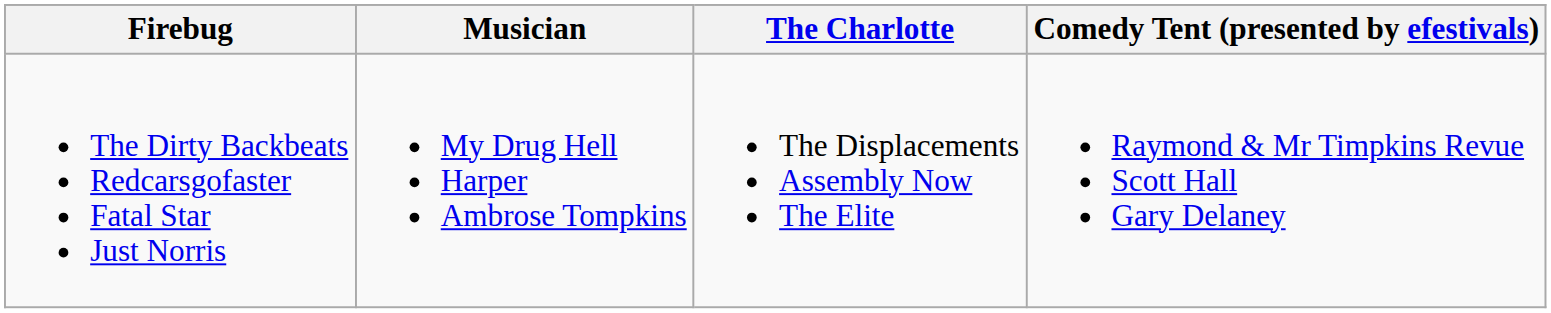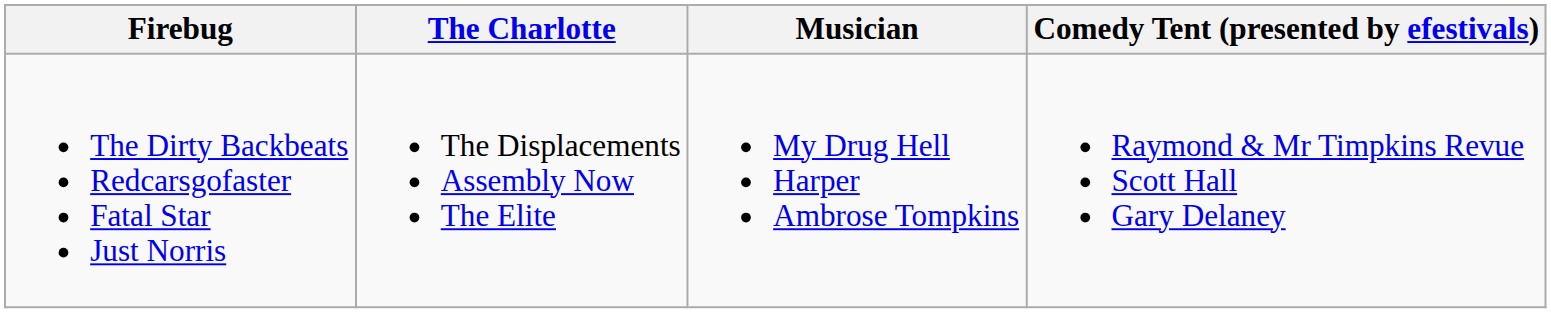columns swapped: (525, 29) <-> (860, 29)
